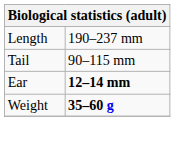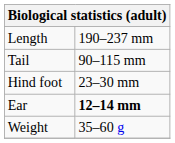+ row: (35, 82)
(91, 104) bold -> (101, 127) normal
